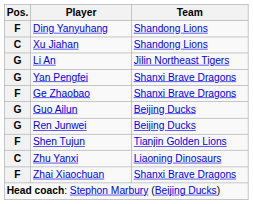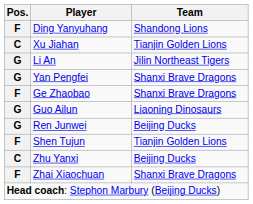(171, 45) Shandong Lions -> (180, 45) Tianjin Golden Lions
(165, 110) Beijing Ducks -> (178, 110) Liaoning Dinosaurs
(178, 158) Liaoning Dinosaurs -> (165, 158) Beijing Ducks
